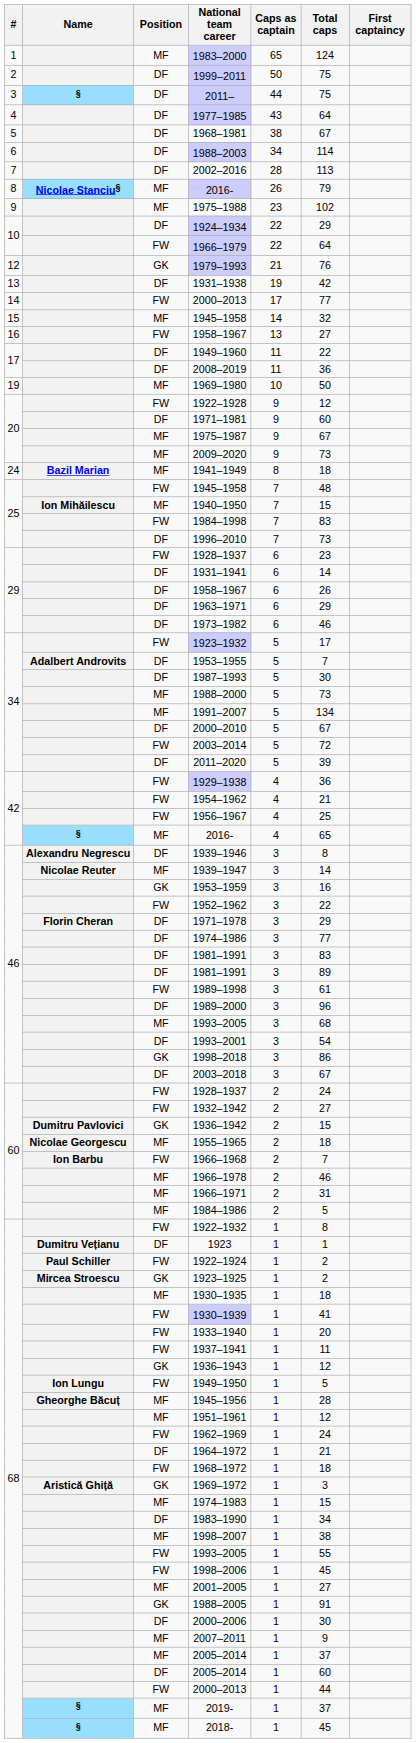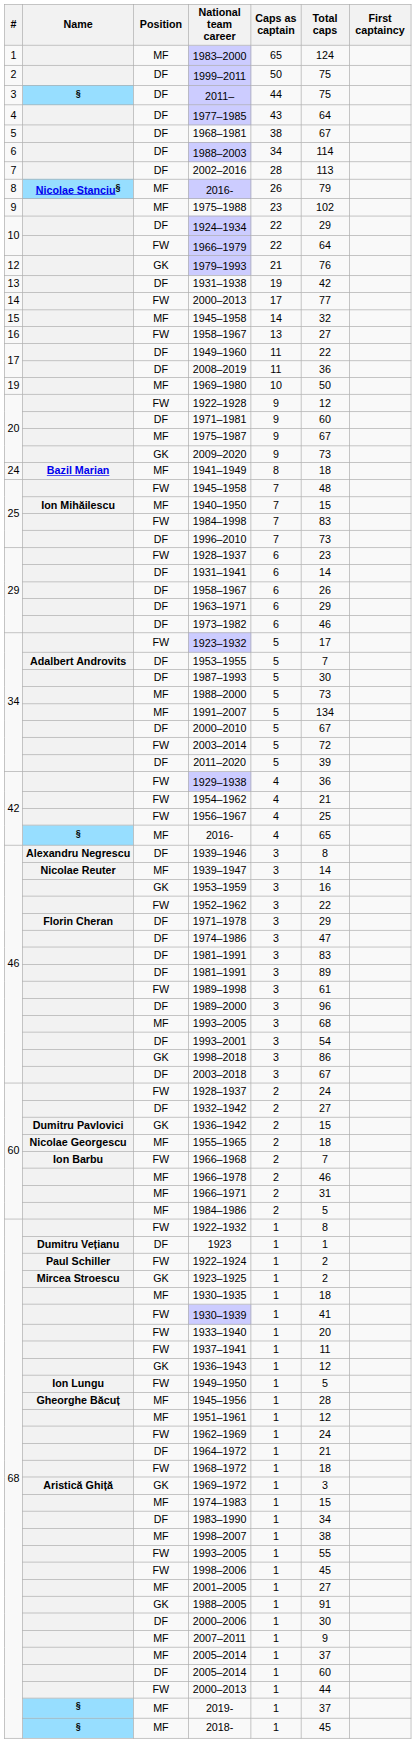(161, 454) MF -> (161, 454) GK
(325, 938) 77 -> (325, 938) 47
(161, 1108) FW -> (161, 1108) DF
